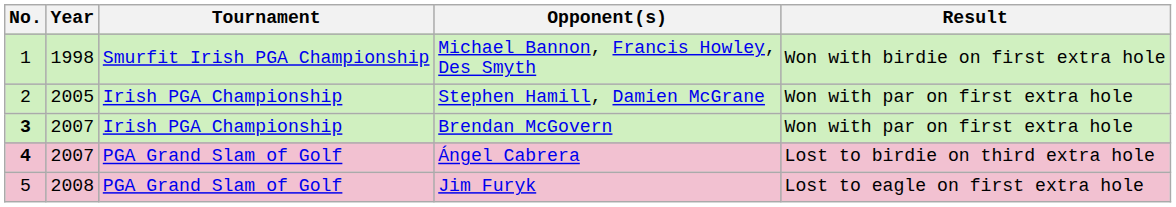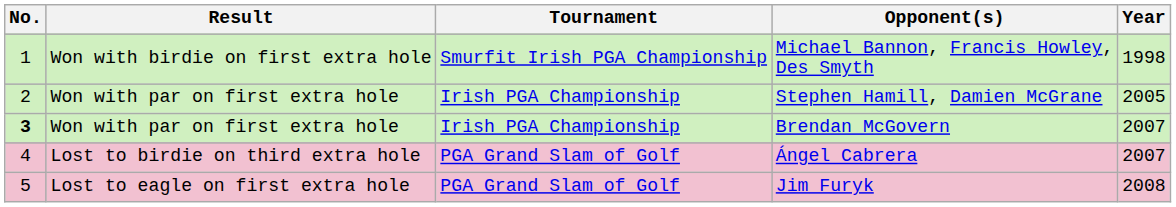columns swapped: (72, 20) <-> (975, 20)
(25, 158) bold -> (25, 158) normal
